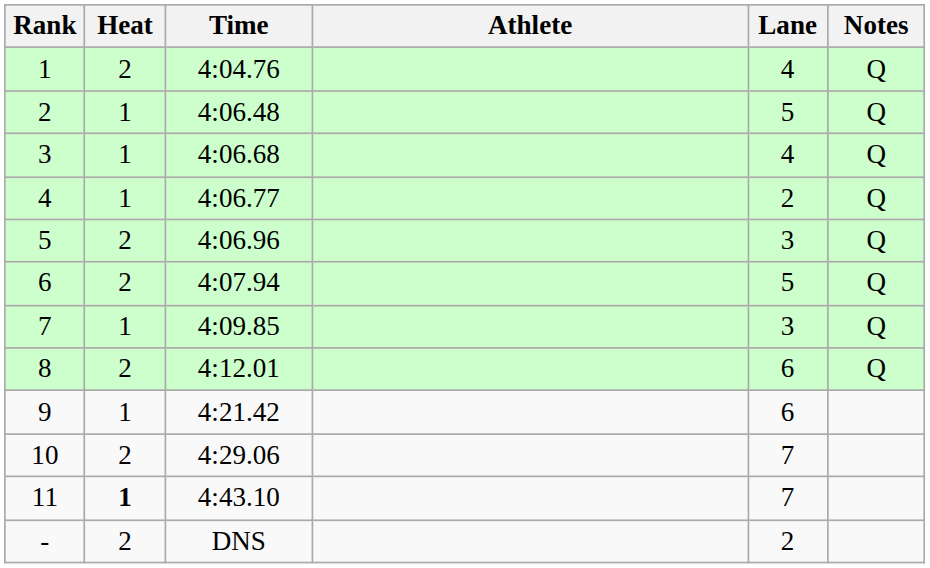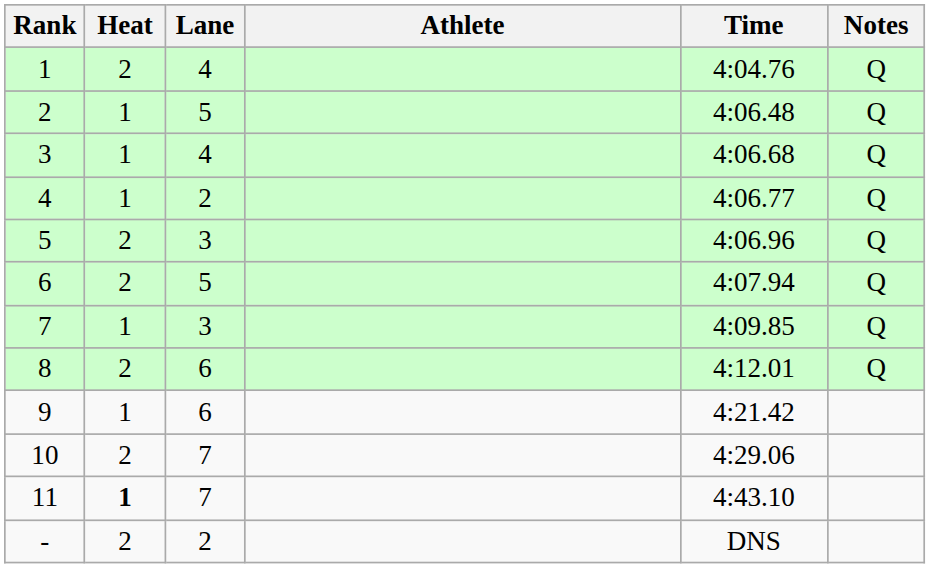columns swapped: (788, 25) <-> (239, 25)
